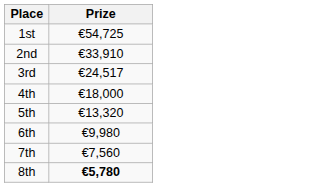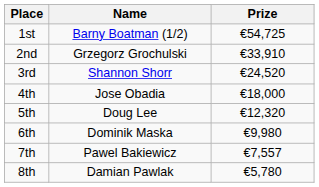+ column: (130, 14)
(101, 73) €24,517 -> (263, 73) €24,520
(101, 113) €13,320 -> (263, 113) €12,320
(101, 152) €7,560 -> (263, 152) €7,557
(101, 172) bold -> (263, 172) normal
